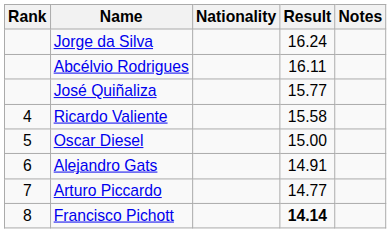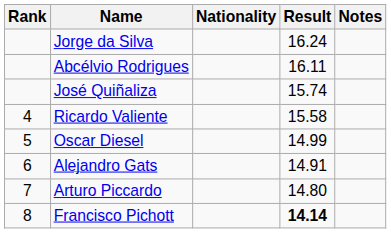(307, 91) 15.77 -> (307, 91) 15.74
(307, 141) 15.00 -> (307, 141) 14.99
(307, 191) 14.77 -> (307, 191) 14.80
